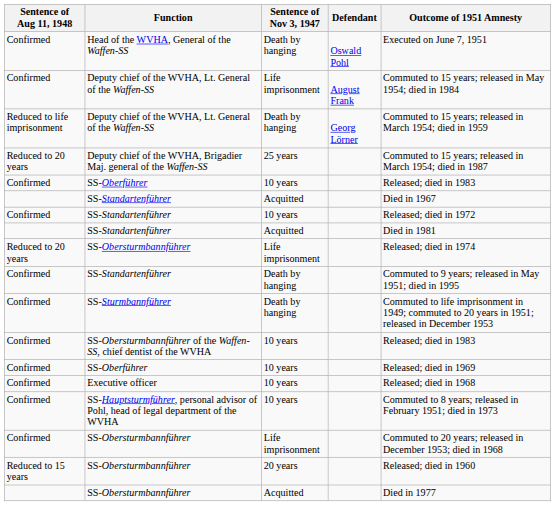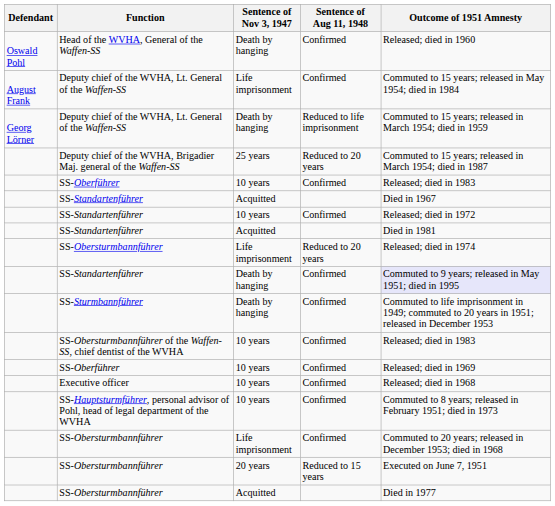columns swapped: (354, 18) <-> (45, 18)
(435, 39) Executed on June 7, 1951 -> (429, 39) Released; died in 1960
(461, 280) no background -> (461, 280) lavender background
(429, 465) Released; died in 1960 -> (435, 465) Executed on June 7, 1951
